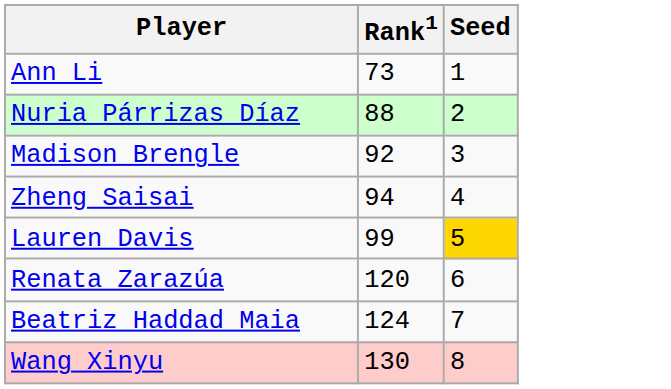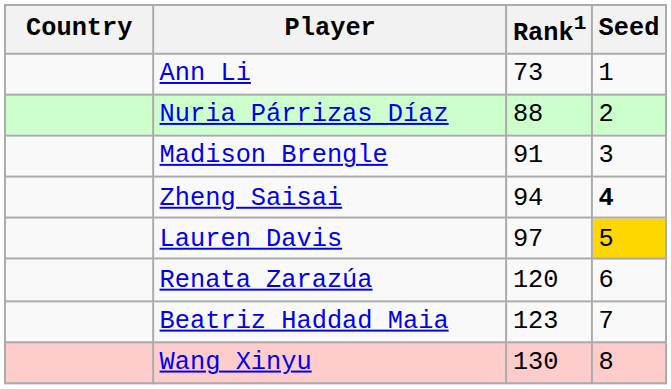+ column: (79, 29)
(380, 156) 92 -> (528, 156) 91
(458, 197) normal -> (606, 197) bold
(380, 239) 99 -> (528, 239) 97
(387, 321) 124 -> (536, 321) 123
